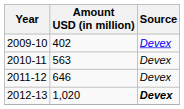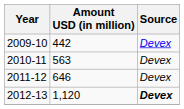(62, 43) 402 -> (62, 43) 442
(66, 95) 1,020 -> (66, 95) 1,120
